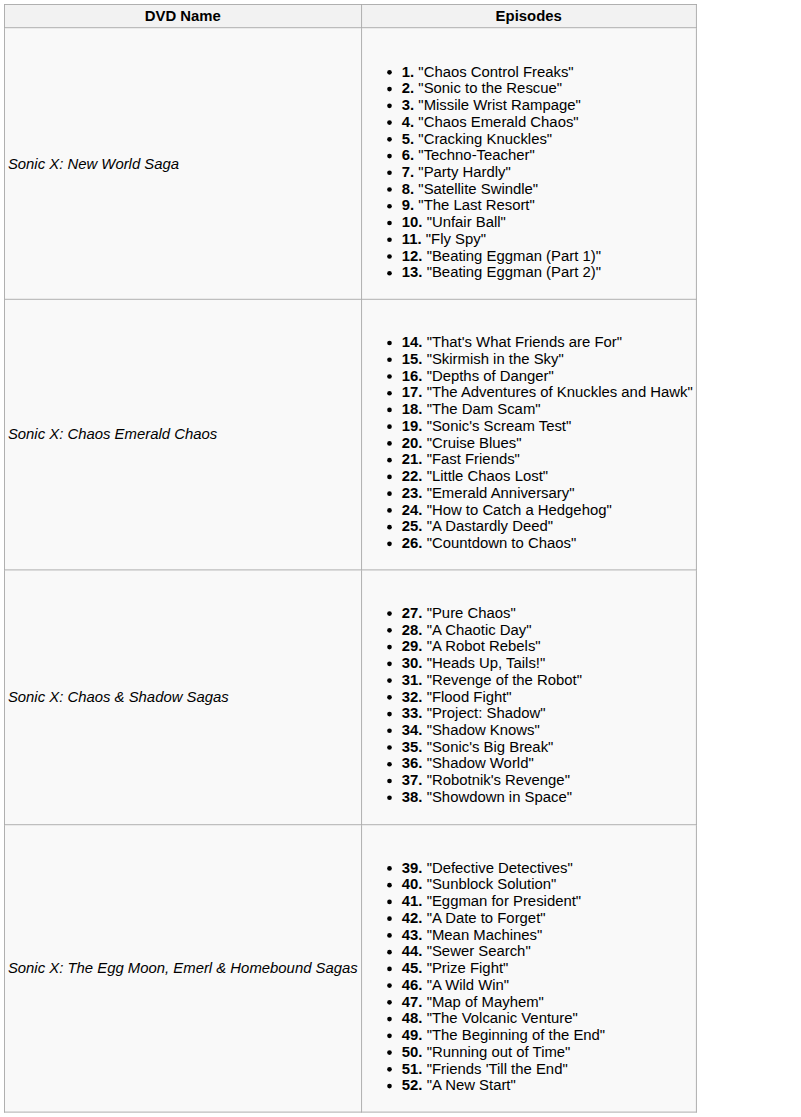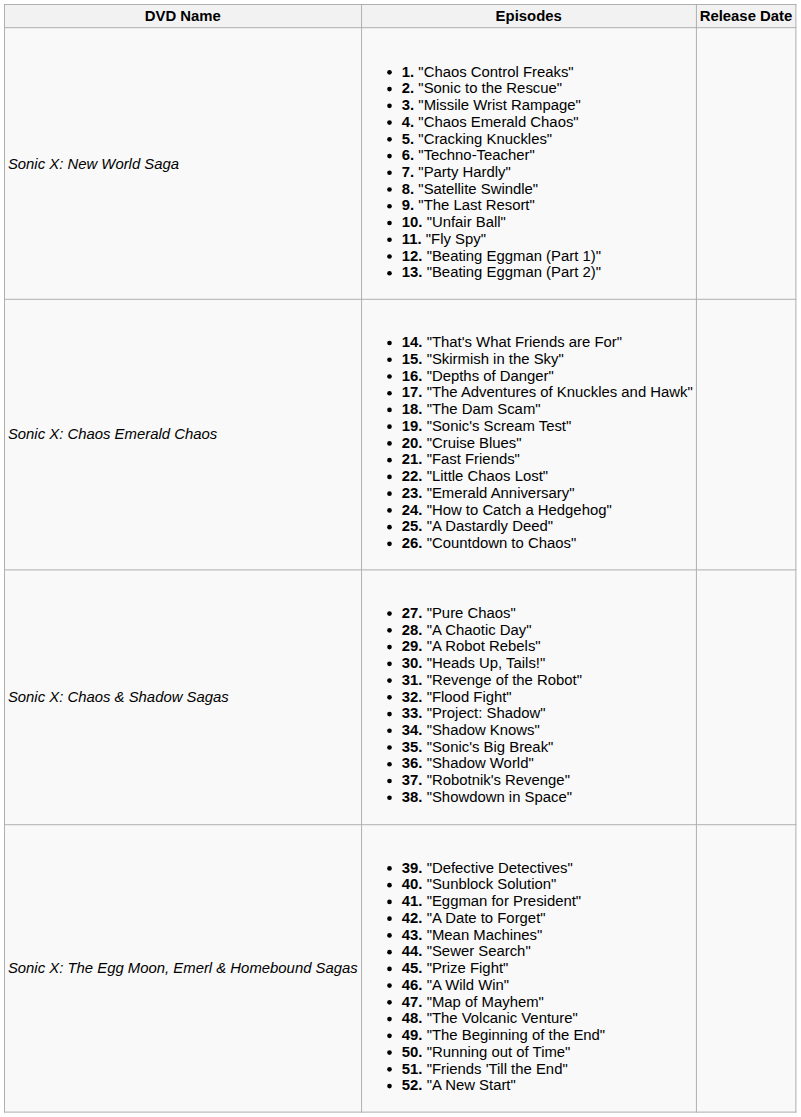+ column: (746, 16)
